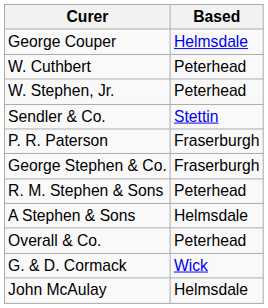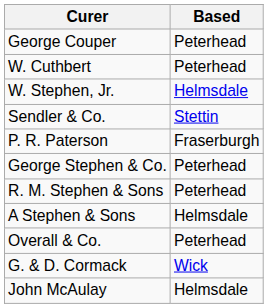(211, 41) Helmsdale -> (210, 41) Peterhead
(210, 91) Peterhead -> (211, 91) Helmsdale
(217, 166) Fraserburgh -> (210, 166) Peterhead
